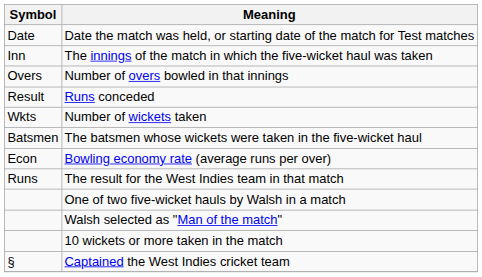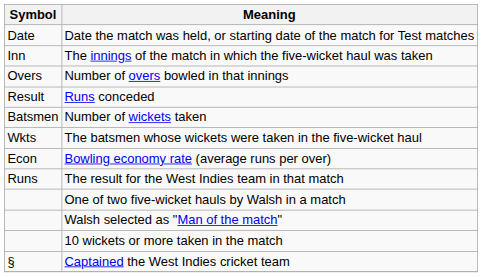(22, 117) Wkts -> (33, 117) Batsmen
(33, 138) Batsmen -> (22, 138) Wkts
